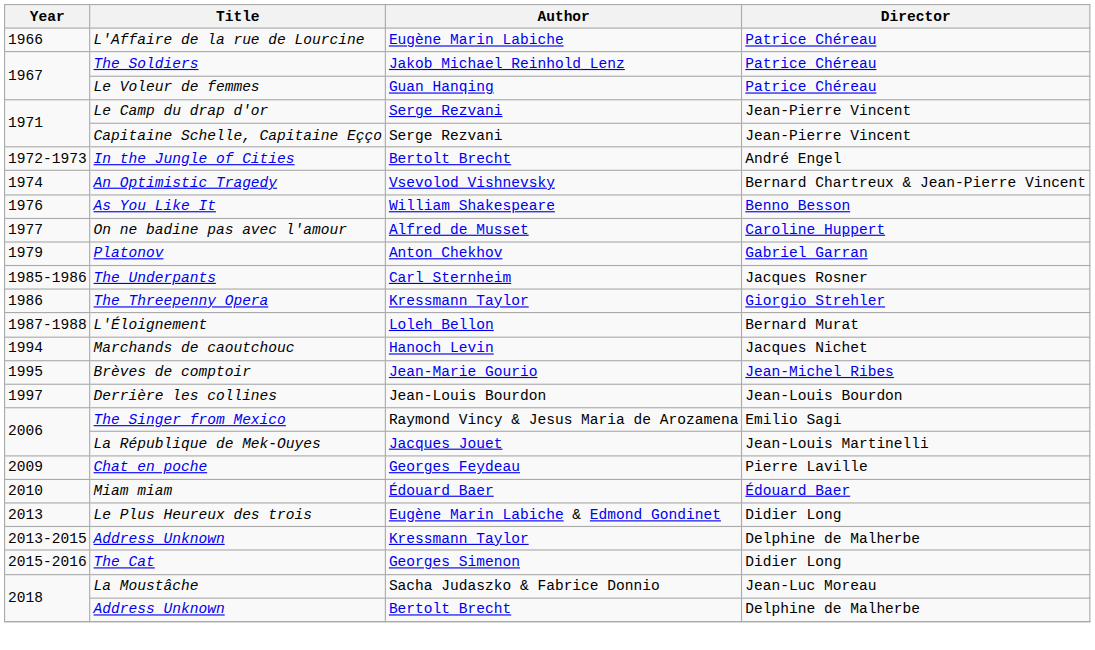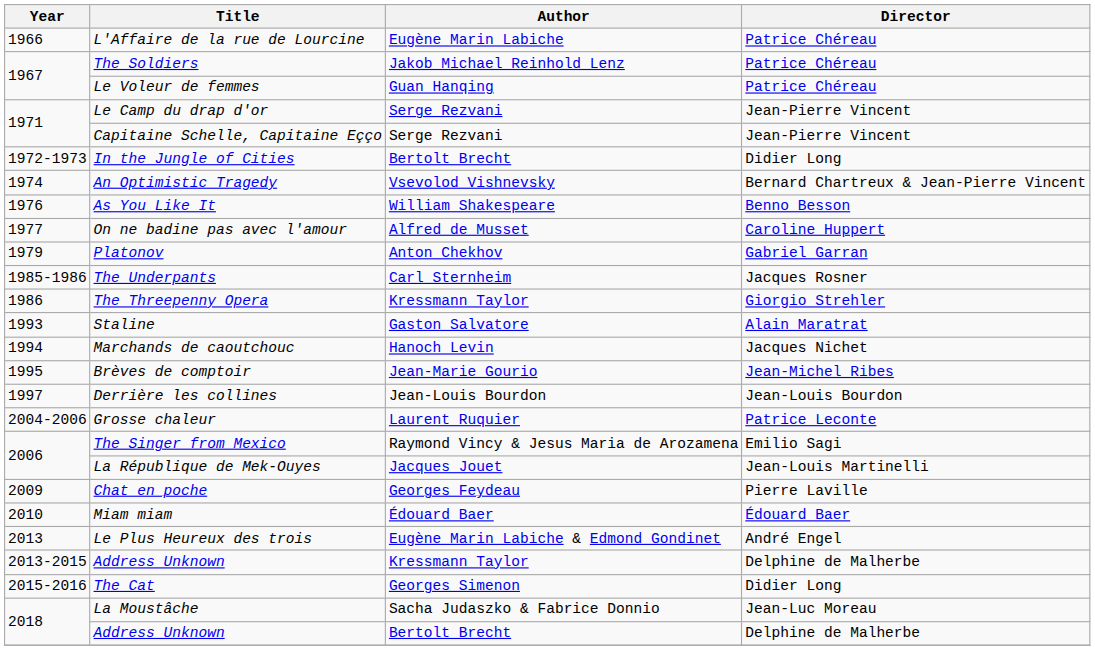(793, 159) André Engel -> (793, 159) Didier Long
- row: (47, 325)
+ row: (26, 325)
+ row: (47, 420)
(793, 515) Didier Long -> (793, 538) André Engel
